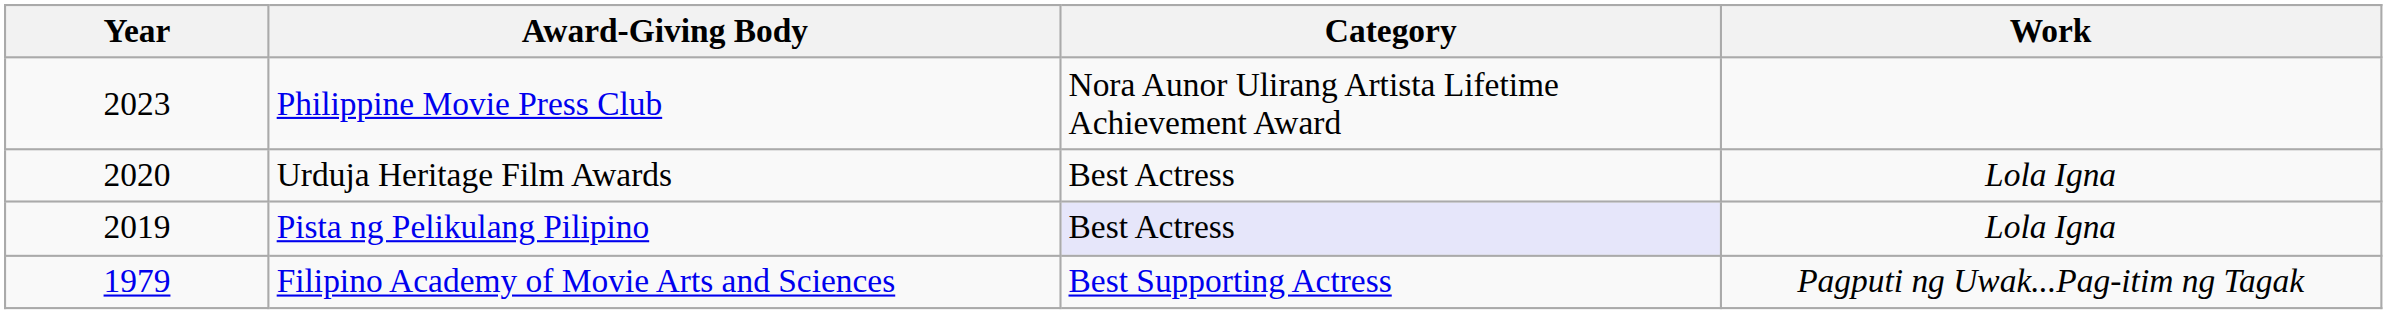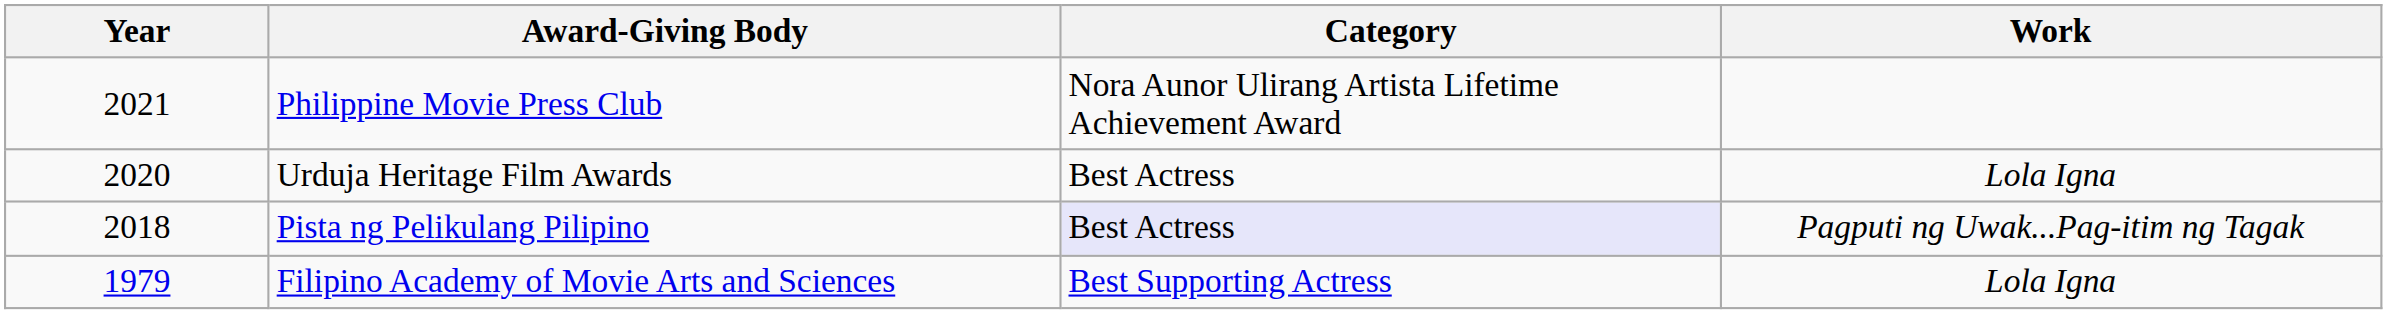(137, 102) 2023 -> (137, 102) 2021
(137, 227) 2019 -> (137, 227) 2018
(2051, 227) Lola Igna -> (2051, 227) Pagputi ng Uwak...Pag-itim ng Tagak
(2051, 280) Pagputi ng Uwak...Pag-itim ng Tagak -> (2051, 280) Lola Igna
